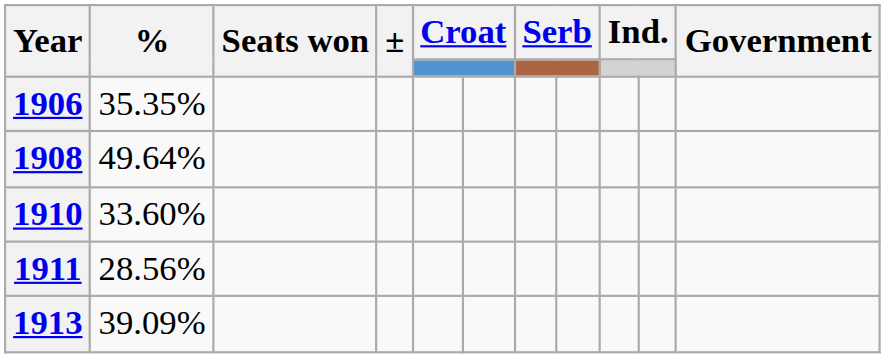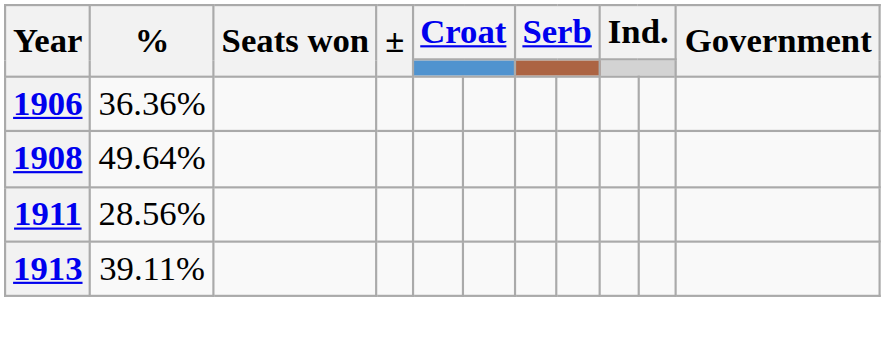(152, 103) 35.35% -> (152, 103) 36.36%
- row: (48, 213)
(152, 323) 39.09% -> (152, 268) 39.11%
